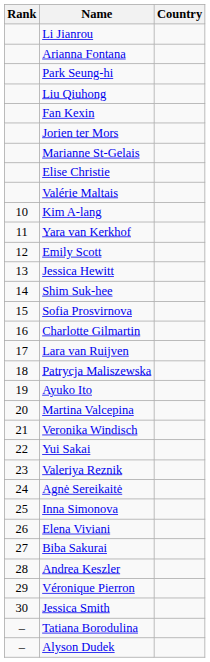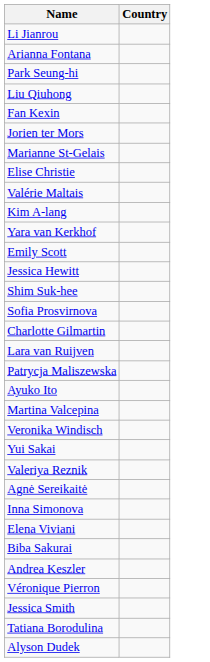- column: (22, 14)
